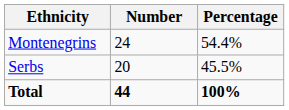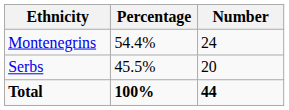columns swapped: (154, 17) <-> (241, 17)
